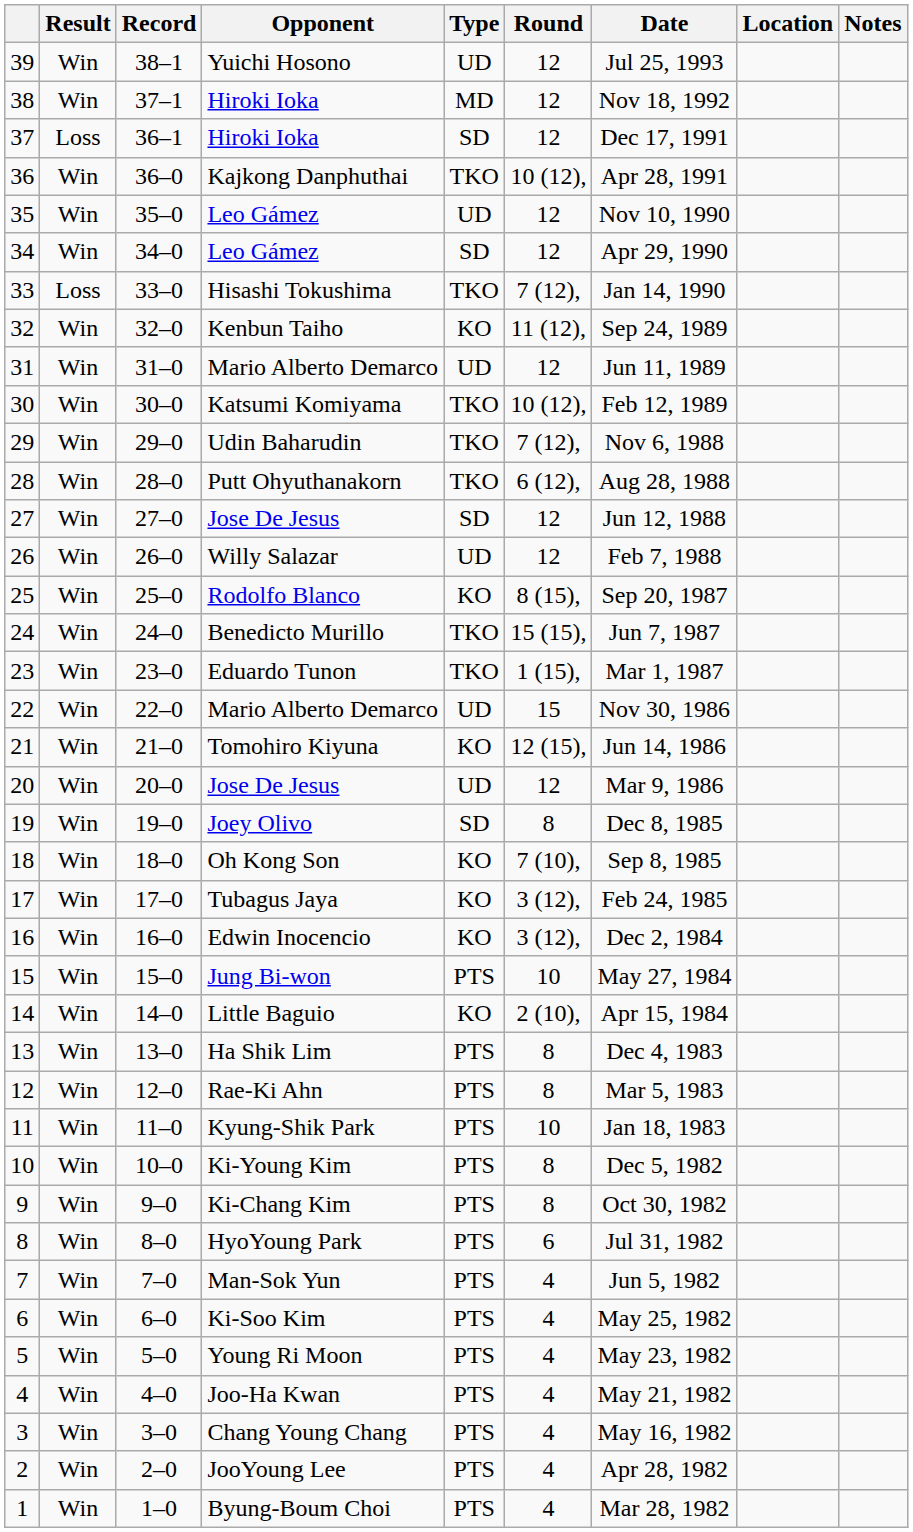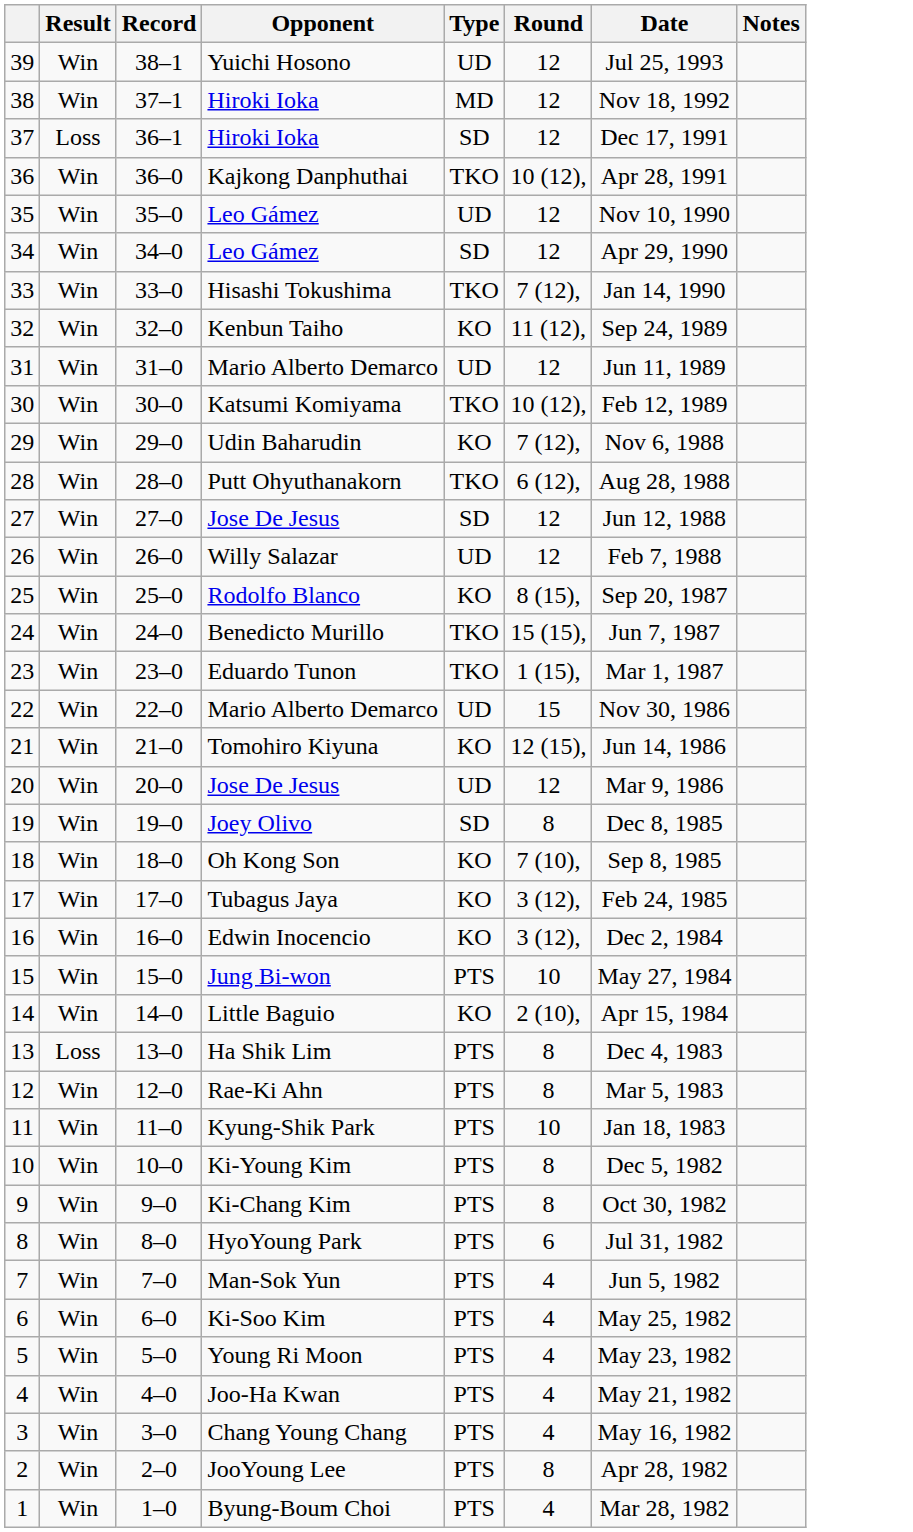- column: (788, 23)
(78, 289) Loss -> (78, 289) Win
(474, 442) TKO -> (474, 442) KO
(78, 1051) Win -> (78, 1051) Loss
(548, 1469) 4 -> (548, 1469) 8
